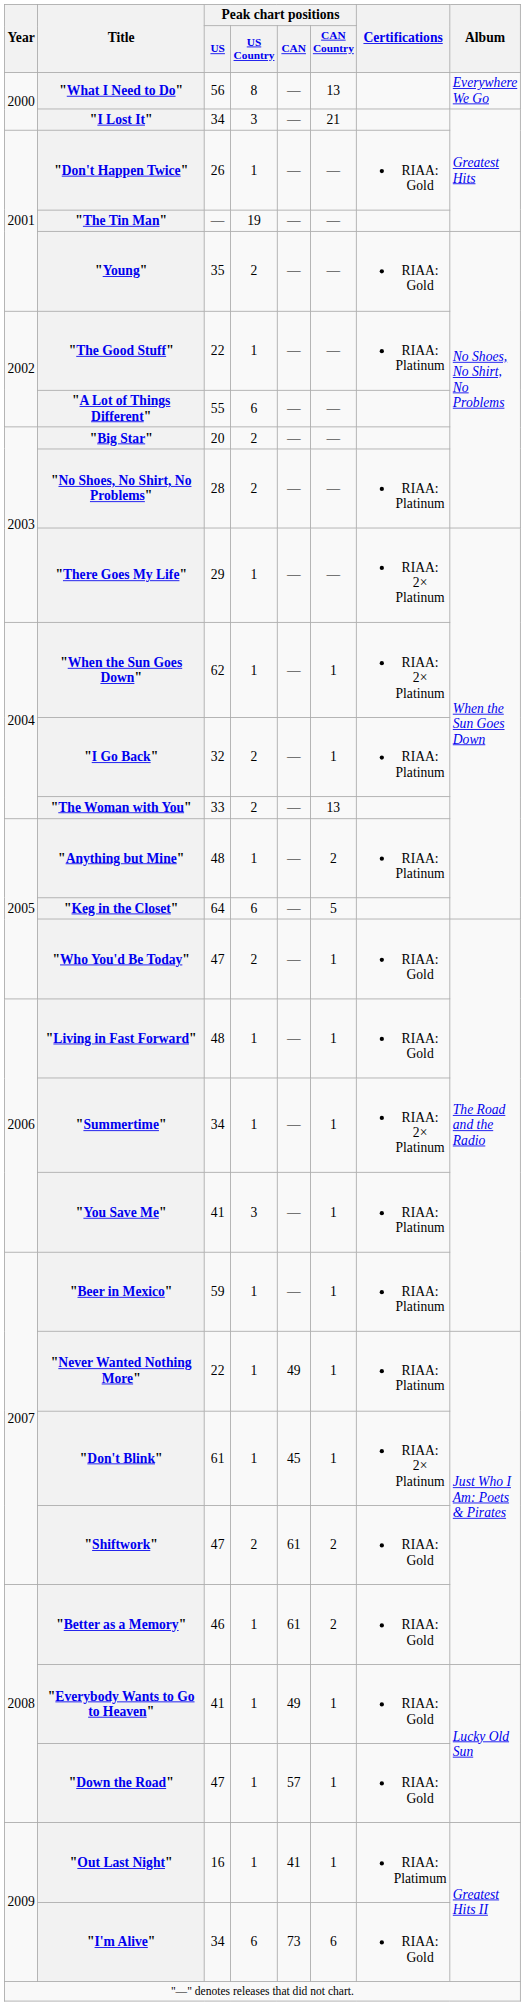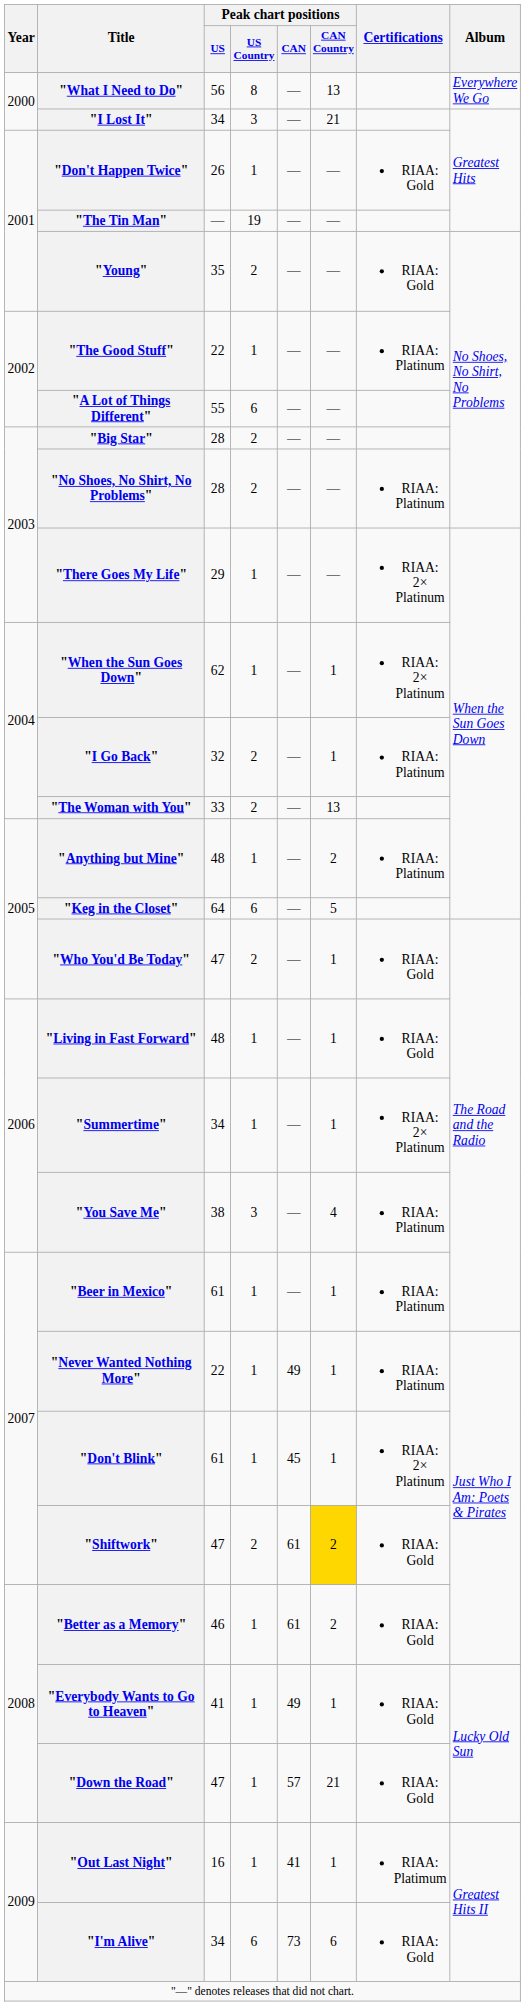(218, 438) 20 -> (218, 438) 28
(218, 1212) 41 -> (218, 1212) 38
(333, 1212) 1 -> (333, 1212) 4
(218, 1291) 59 -> (218, 1291) 61
(333, 1545) no background -> (333, 1545) gold background
(333, 1783) 1 -> (333, 1783) 21
